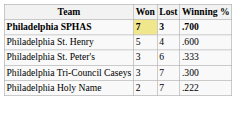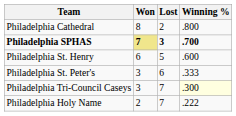+ row: (50, 27)
(138, 42) 5 -> (138, 57) 6
(162, 42) 4 -> (162, 57) 5
(190, 73) no background -> (190, 88) lightyellow background
